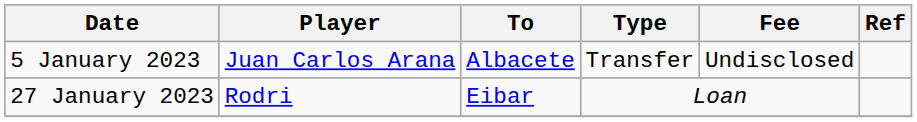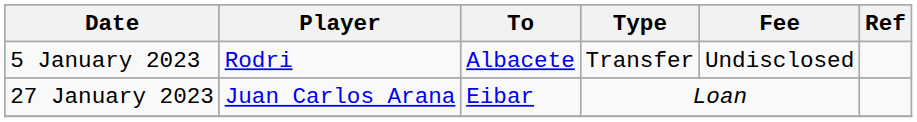(340, 60) Juan Carlos Arana -> (259, 60) Rodri
(259, 97) Rodri -> (340, 97) Juan Carlos Arana
